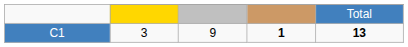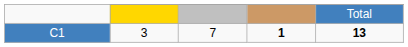(213, 33) 9 -> (213, 33) 7
